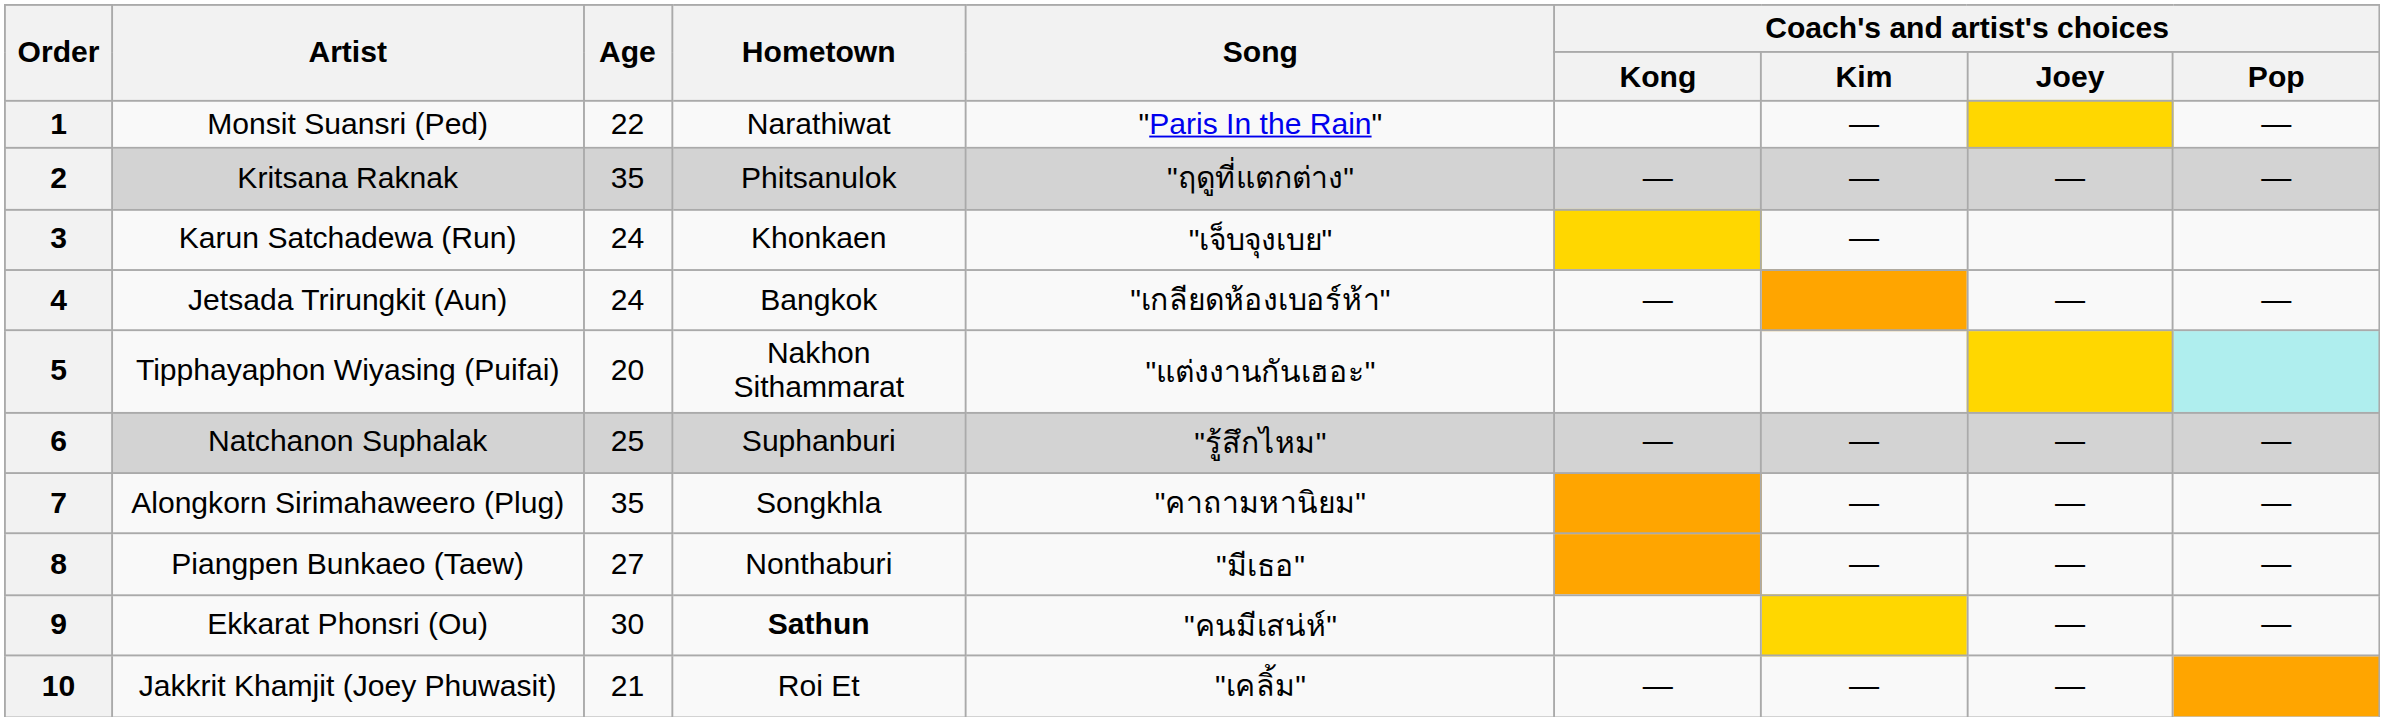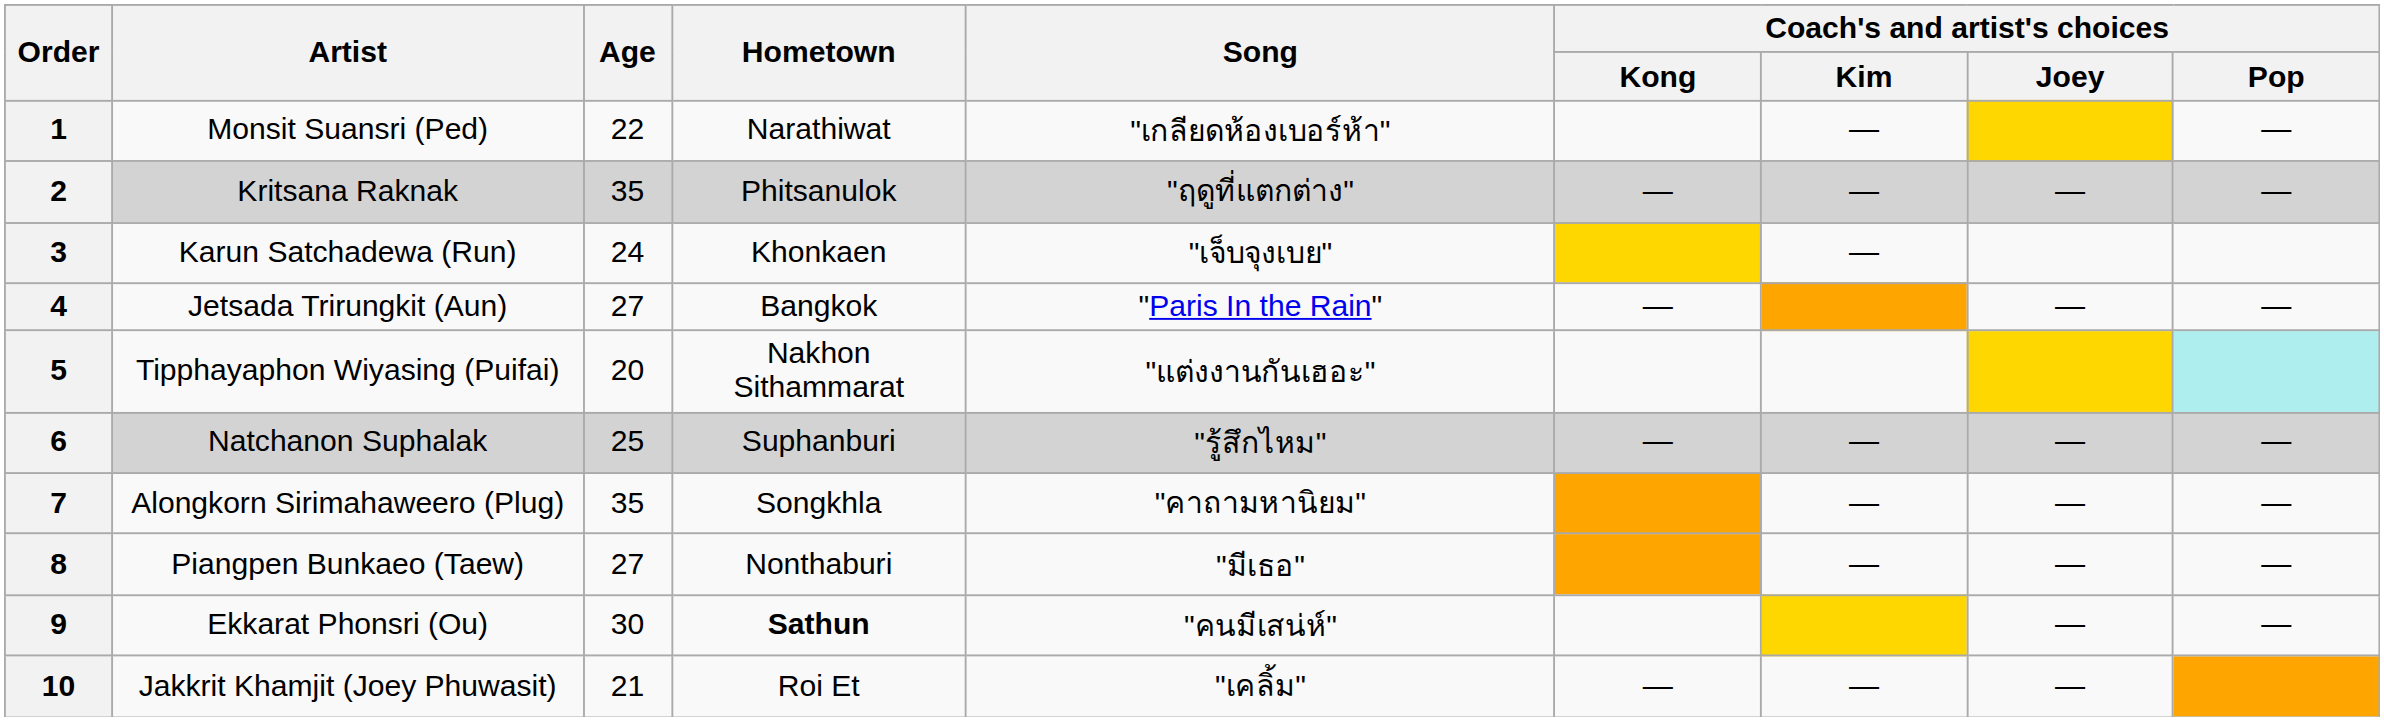(1260, 123) "Paris In the Rain" -> (1260, 131) "เกลียดห้องเบอร์ห้า"
(627, 299) 24 -> (627, 306) 27
(1260, 300) "เกลียดห้องเบอร์ห้า" -> (1260, 306) "Paris In the Rain"
